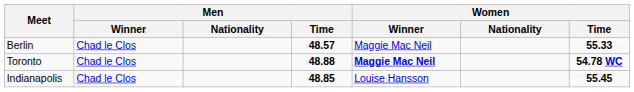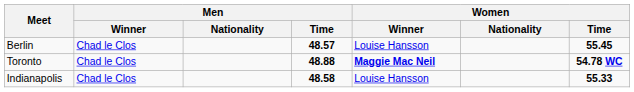(393, 45) Maggie Mac Neil -> (391, 45) Louise Hansson
(599, 45) 55.33 -> (599, 45) 55.45
(322, 78) 48.85 -> (322, 78) 48.58
(599, 78) 55.45 -> (599, 78) 55.33
